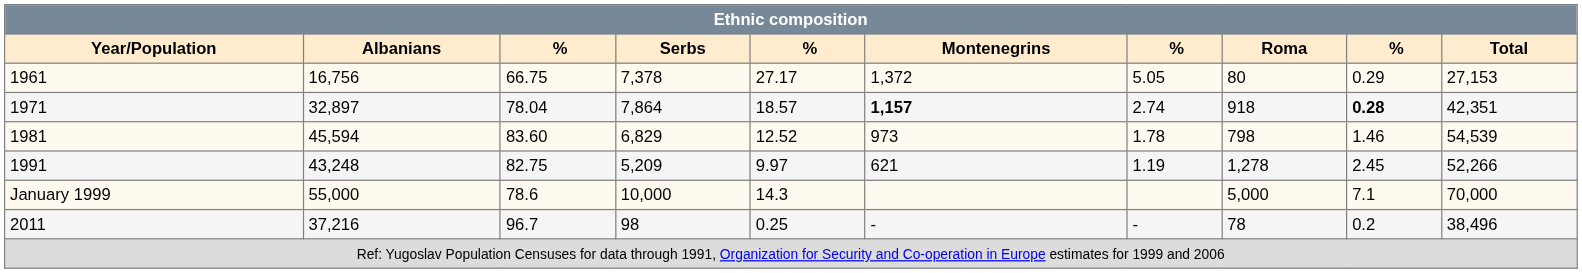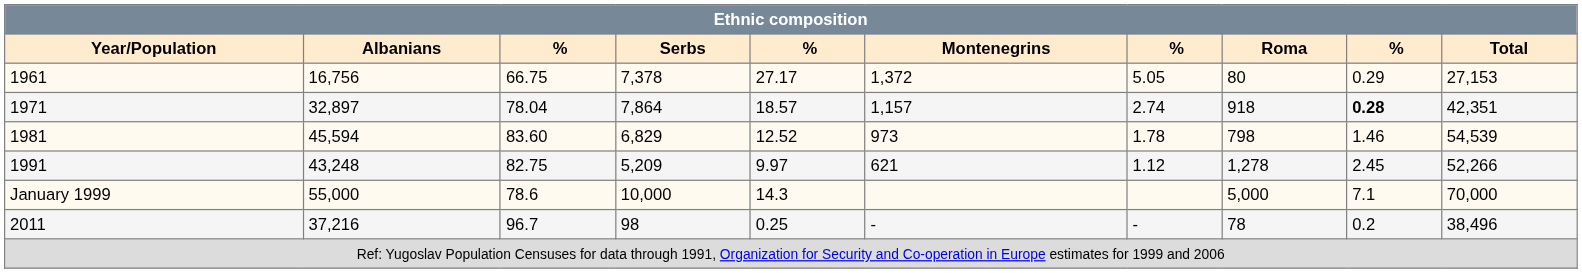(891, 107) bold -> (891, 107) normal
(1149, 166) 1.19 -> (1149, 166) 1.12
